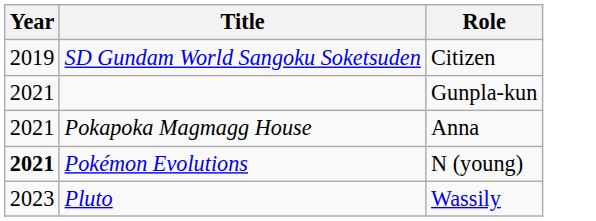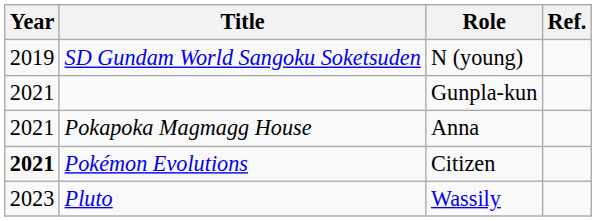+ column: (567, 22)
(463, 57) Citizen -> (477, 57) N (young)
(477, 163) N (young) -> (463, 163) Citizen
